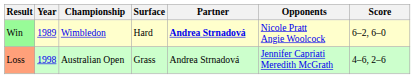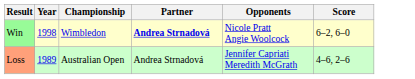- column: (149, 11)
(47, 33) 1989 -> (47, 33) 1998
(47, 59) 1998 -> (47, 59) 1989
